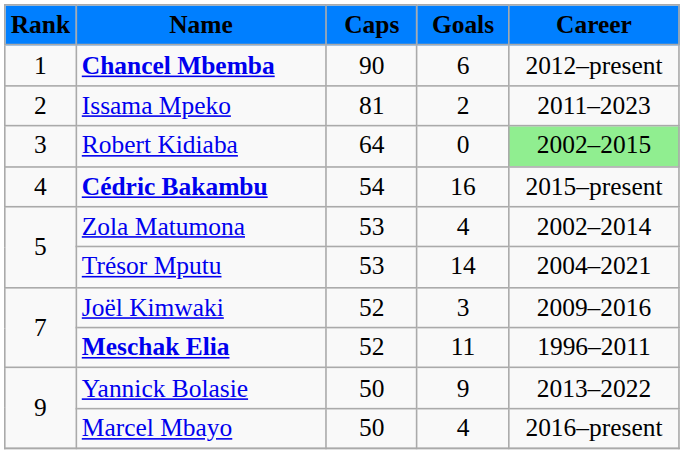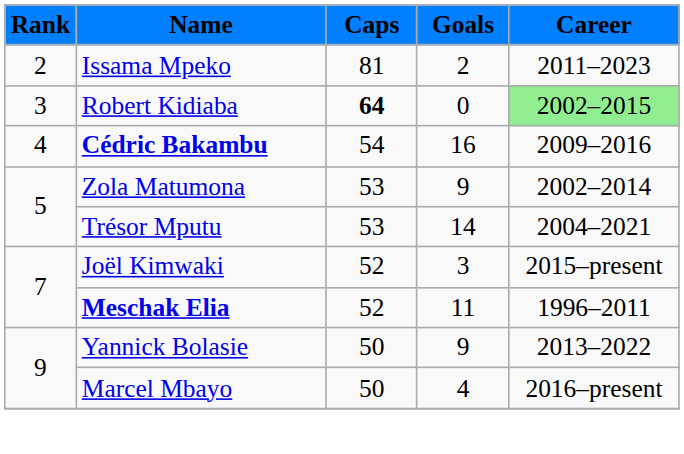- row: (178, 65)
(372, 145) normal -> (372, 105) bold
(594, 186) 2015–present -> (594, 145) 2009–2016
(463, 226) 4 -> (463, 186) 9
(594, 307) 2009–2016 -> (594, 266) 2015–present
